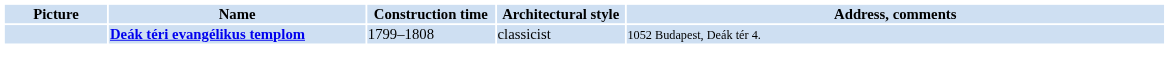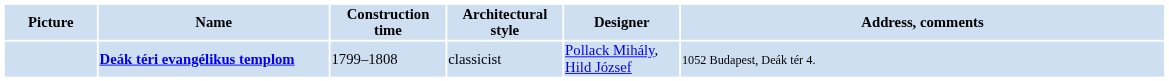+ column: (622, 22)
